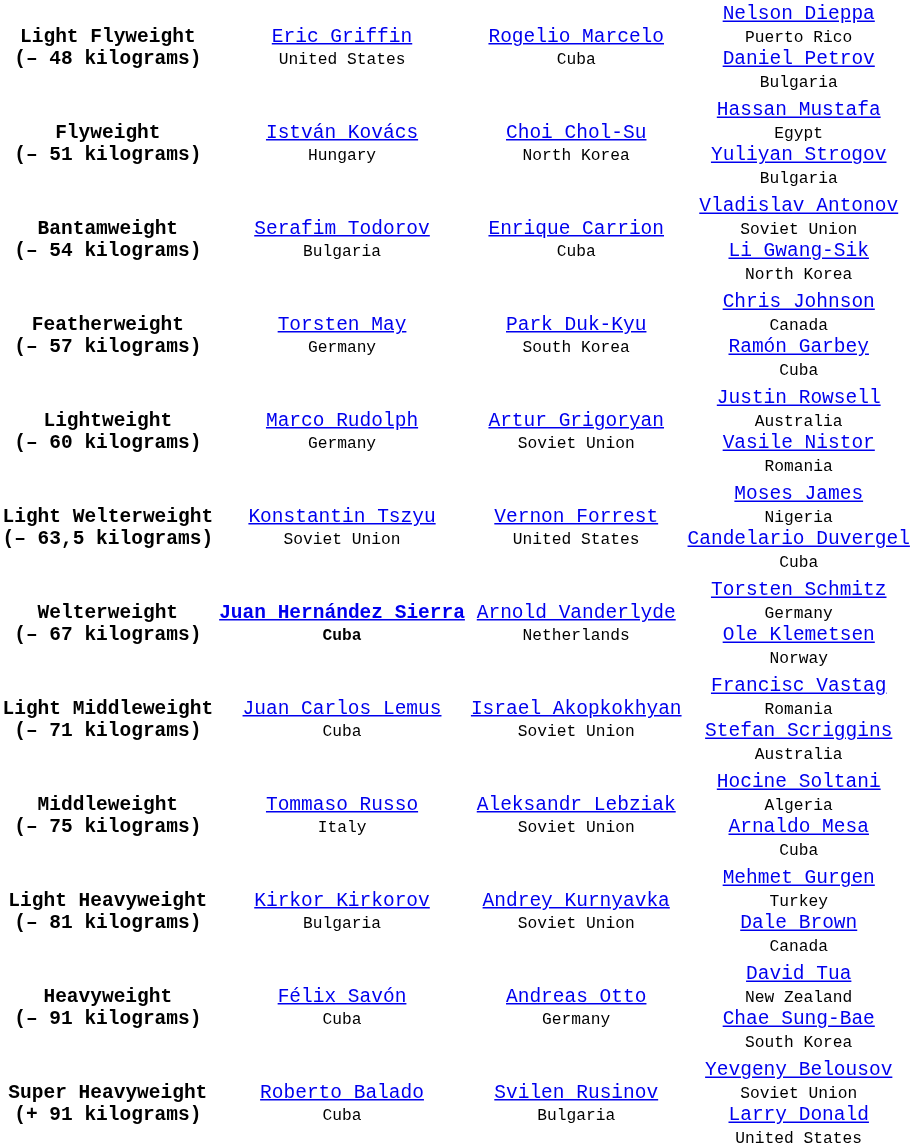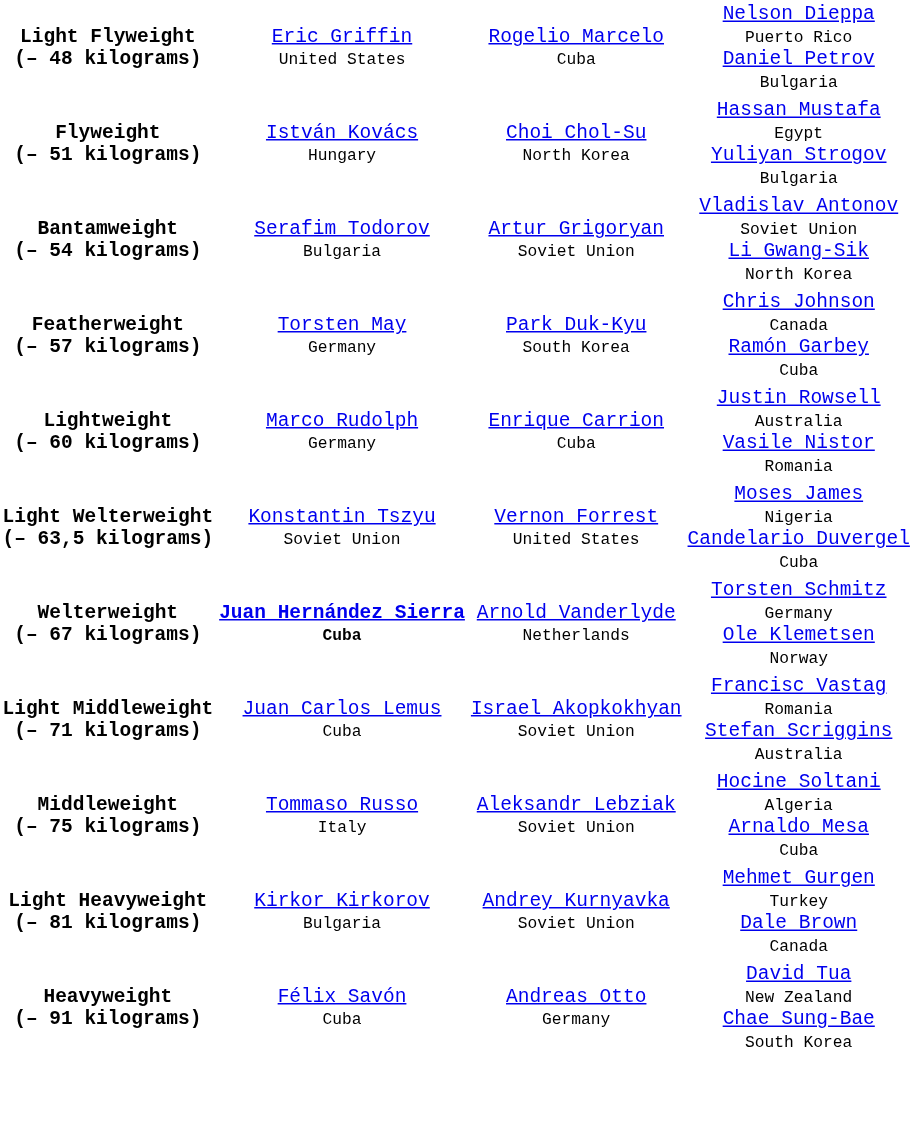(576, 239) Enrique Carrion Cuba -> (576, 239) Artur Grigoryan Soviet Union
(576, 431) Artur Grigoryan Soviet Union -> (576, 431) Enrique Carrion Cuba
- row: (108, 1104)
